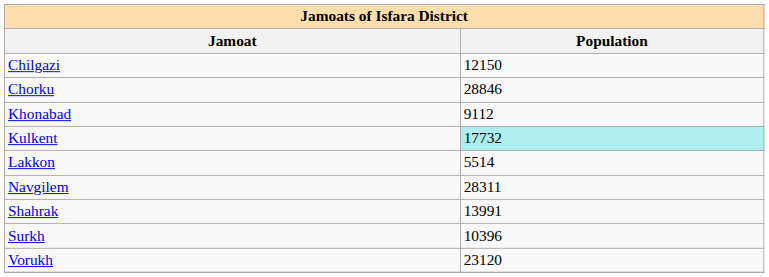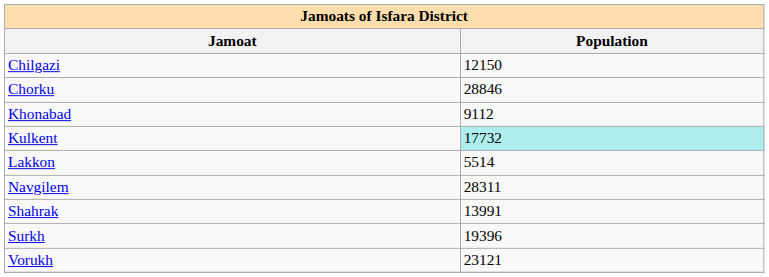(483, 235) 10396 -> (483, 235) 19396
(483, 260) 23120 -> (483, 260) 23121
